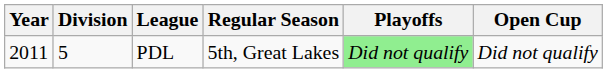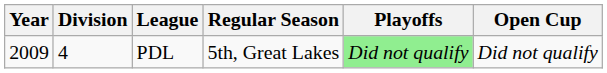(29, 51) 2011 -> (29, 51) 2009
(63, 51) 5 -> (63, 51) 4
